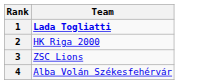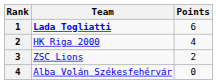+ column: (193, 12)
